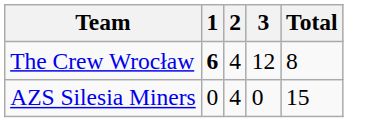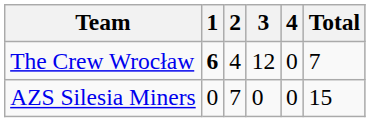+ column: (292, 23)
(292, 60) 8 -> (315, 60) 7
(235, 97) 4 -> (235, 97) 7
